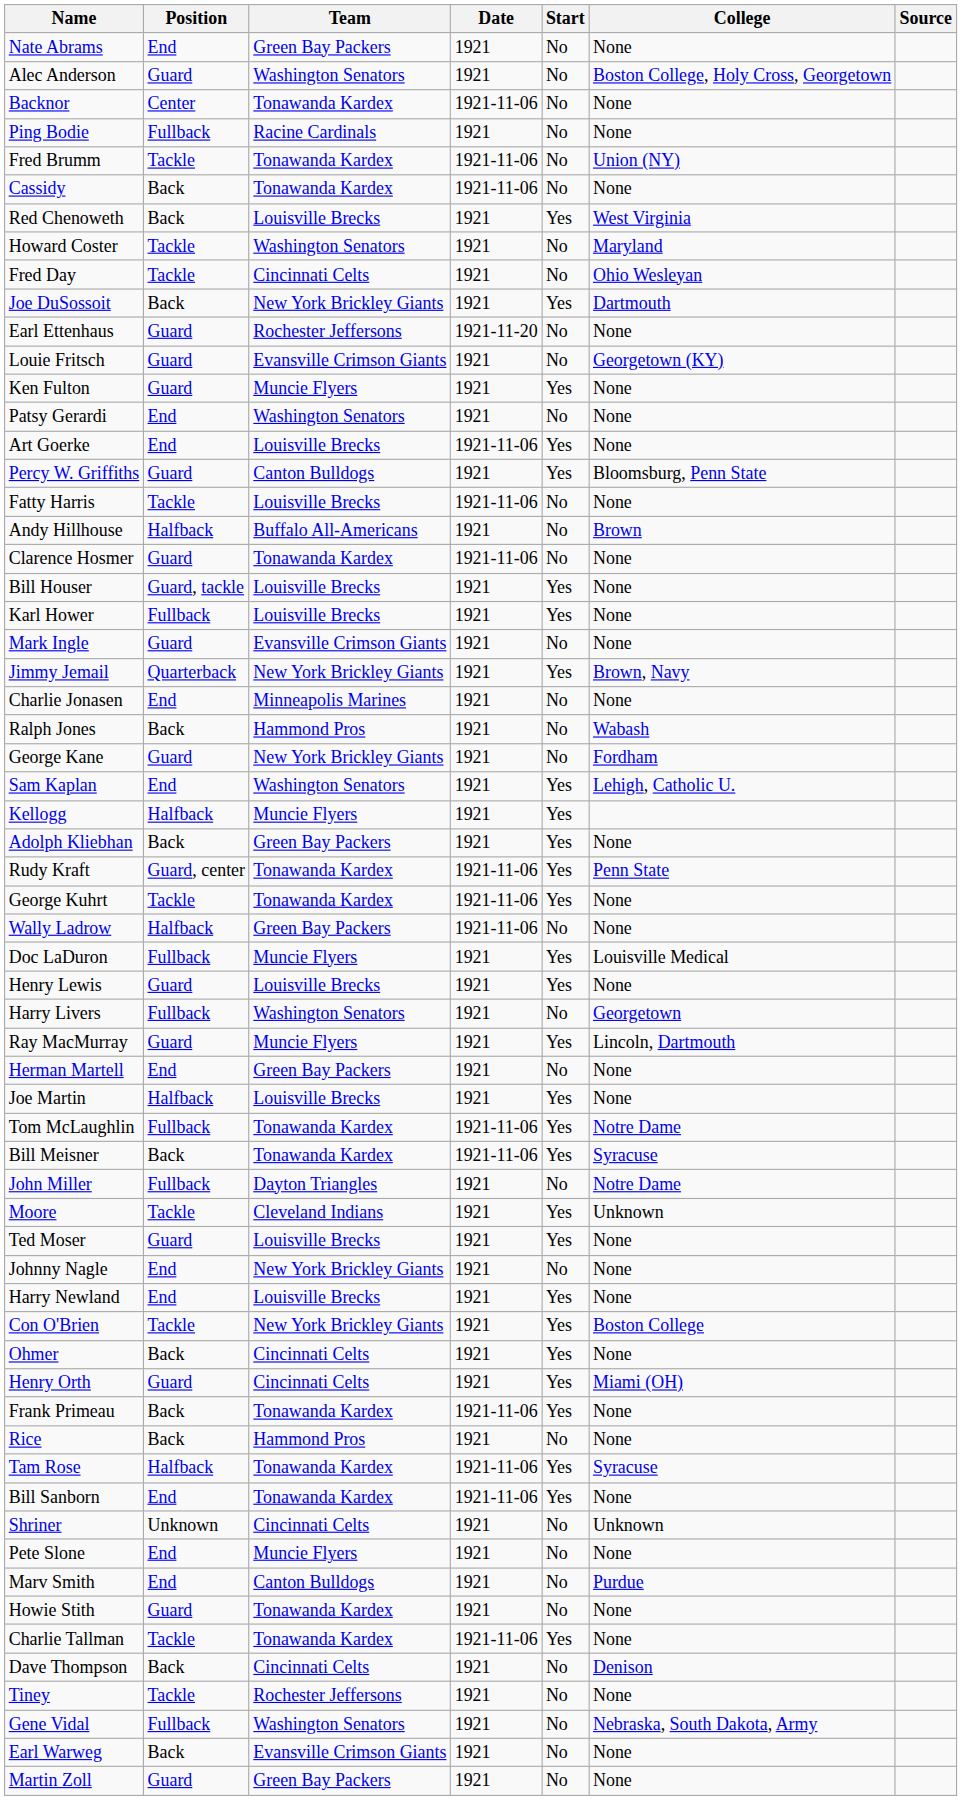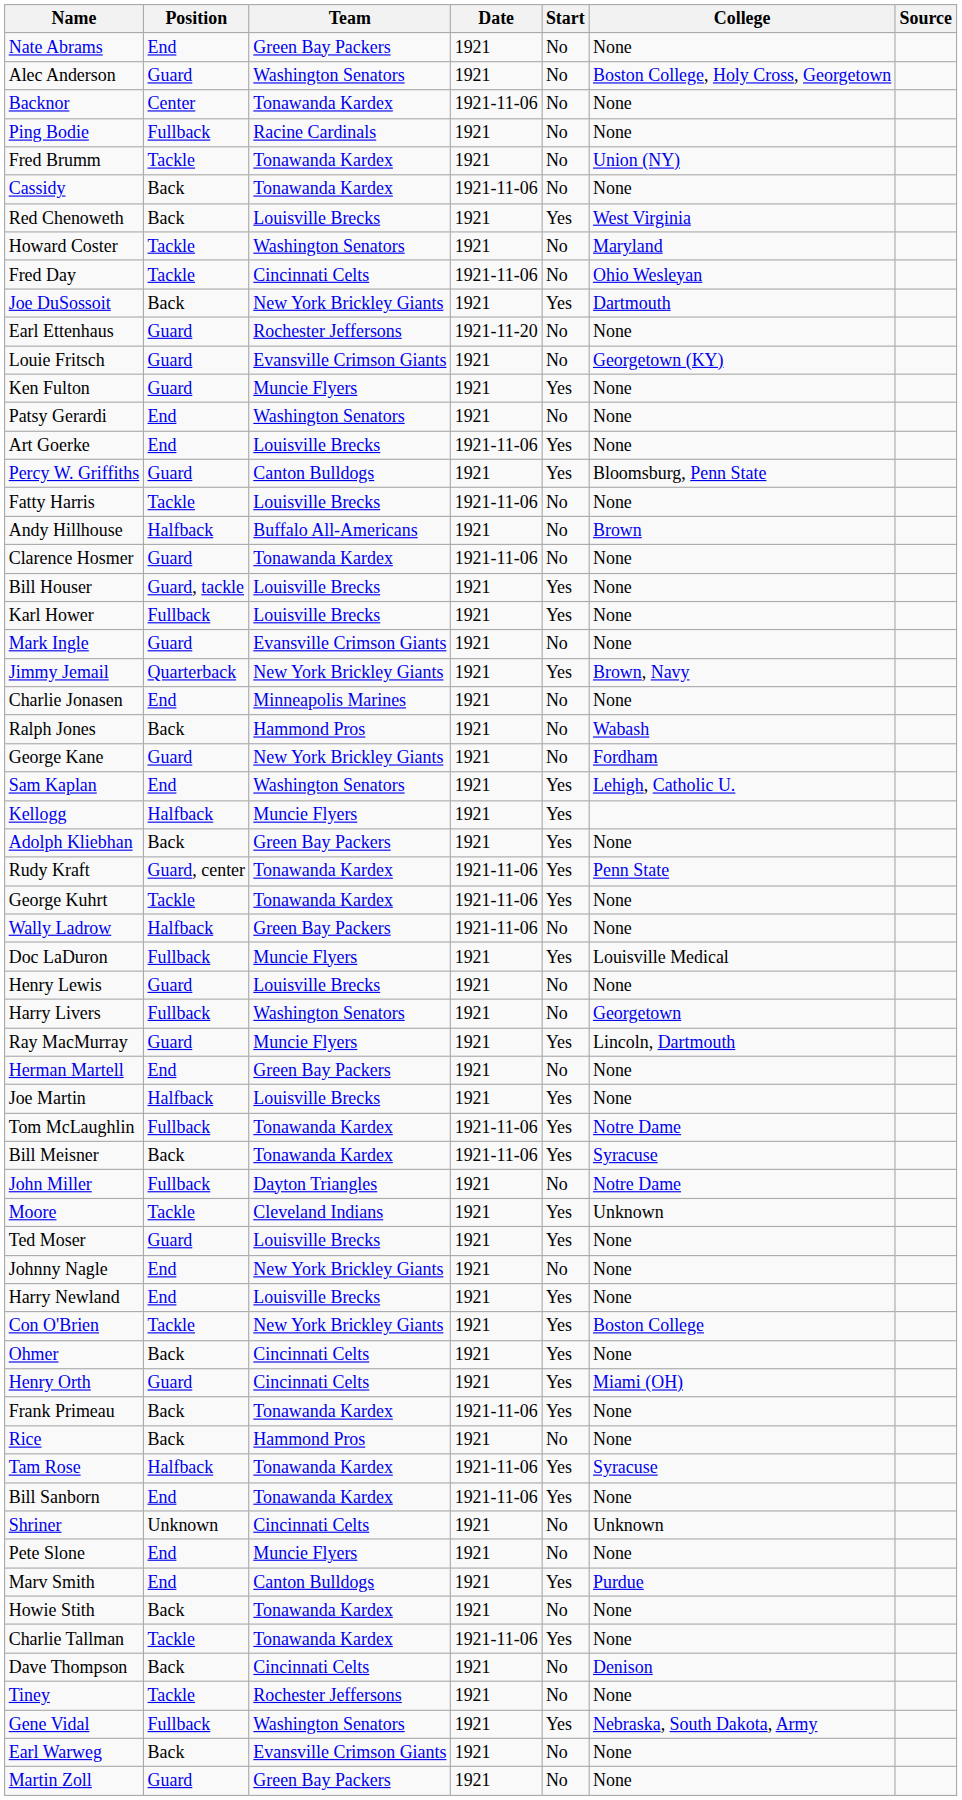(496, 160) 1921-11-06 -> (473, 160) 1921
(473, 274) 1921 -> (496, 274) 1921-11-06
(559, 984) Yes -> (557, 984) No
(557, 1581) No -> (559, 1581) Yes
(170, 1610) Guard -> (166, 1610) Back
(557, 1723) No -> (559, 1723) Yes
